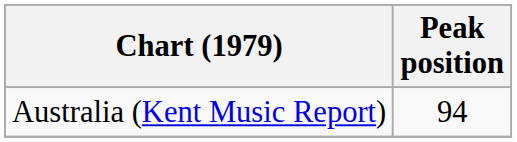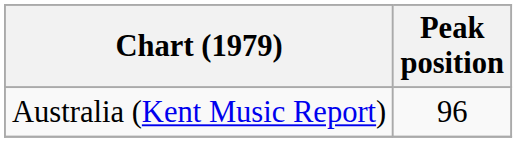(452, 111) 94 -> (452, 111) 96
